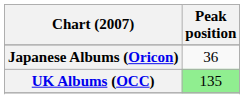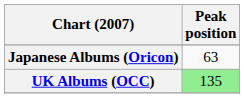(211, 57) 36 -> (211, 57) 63
